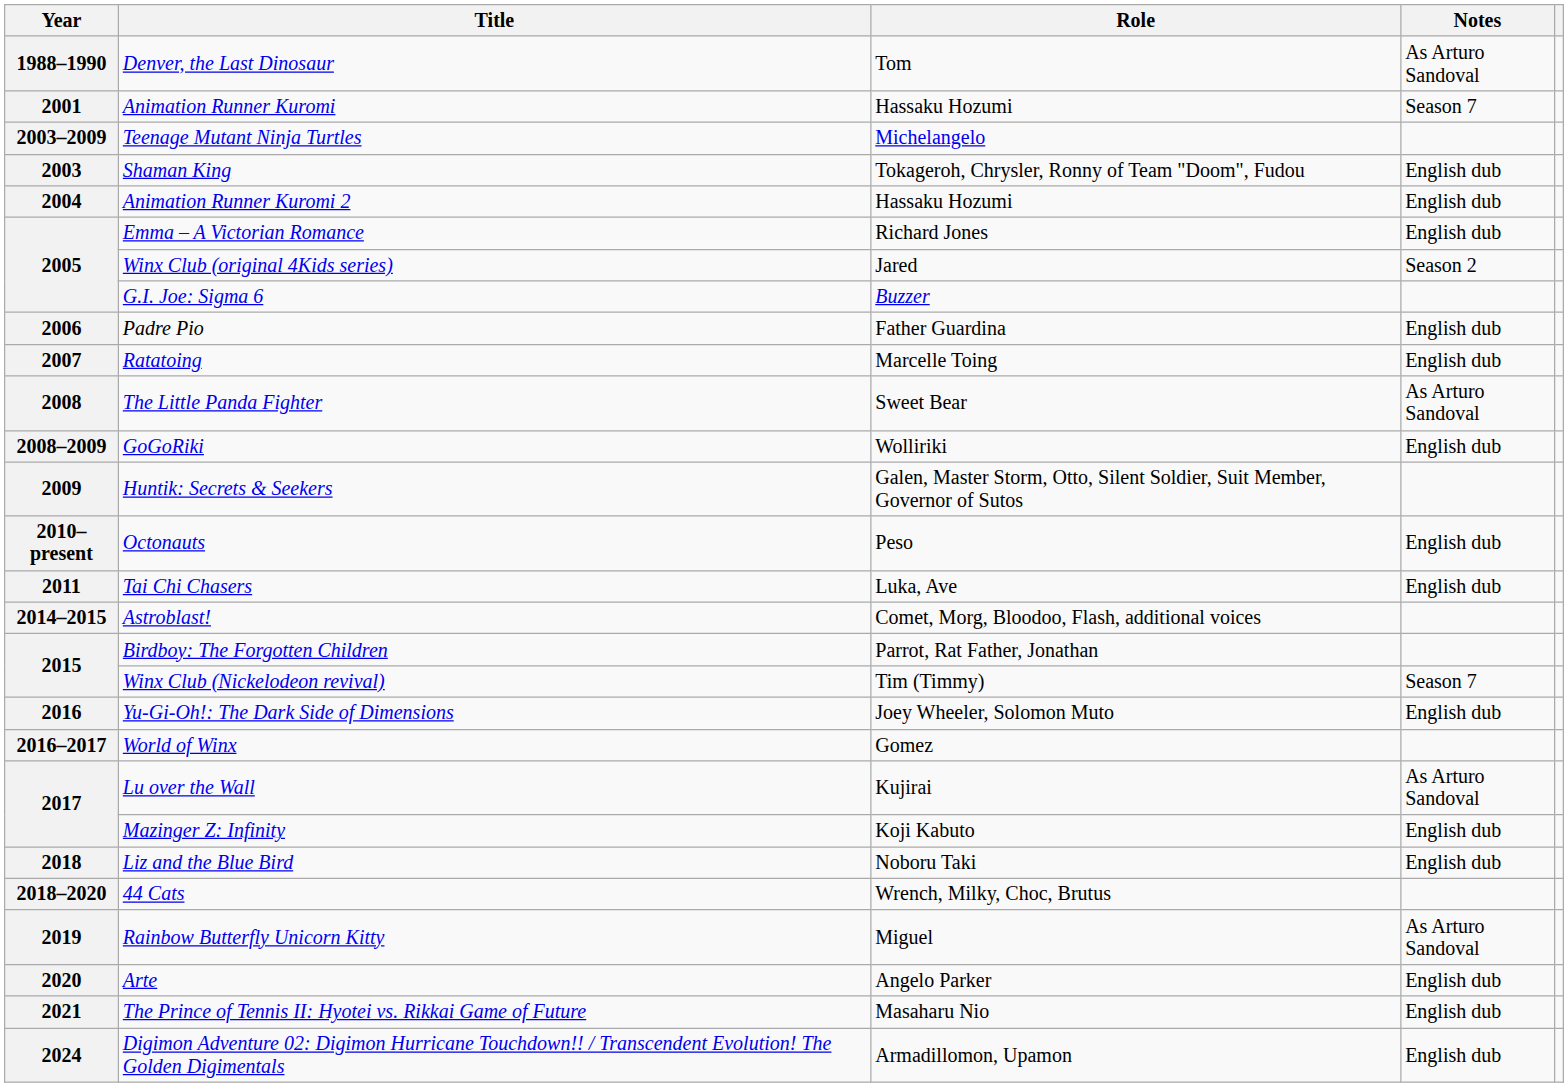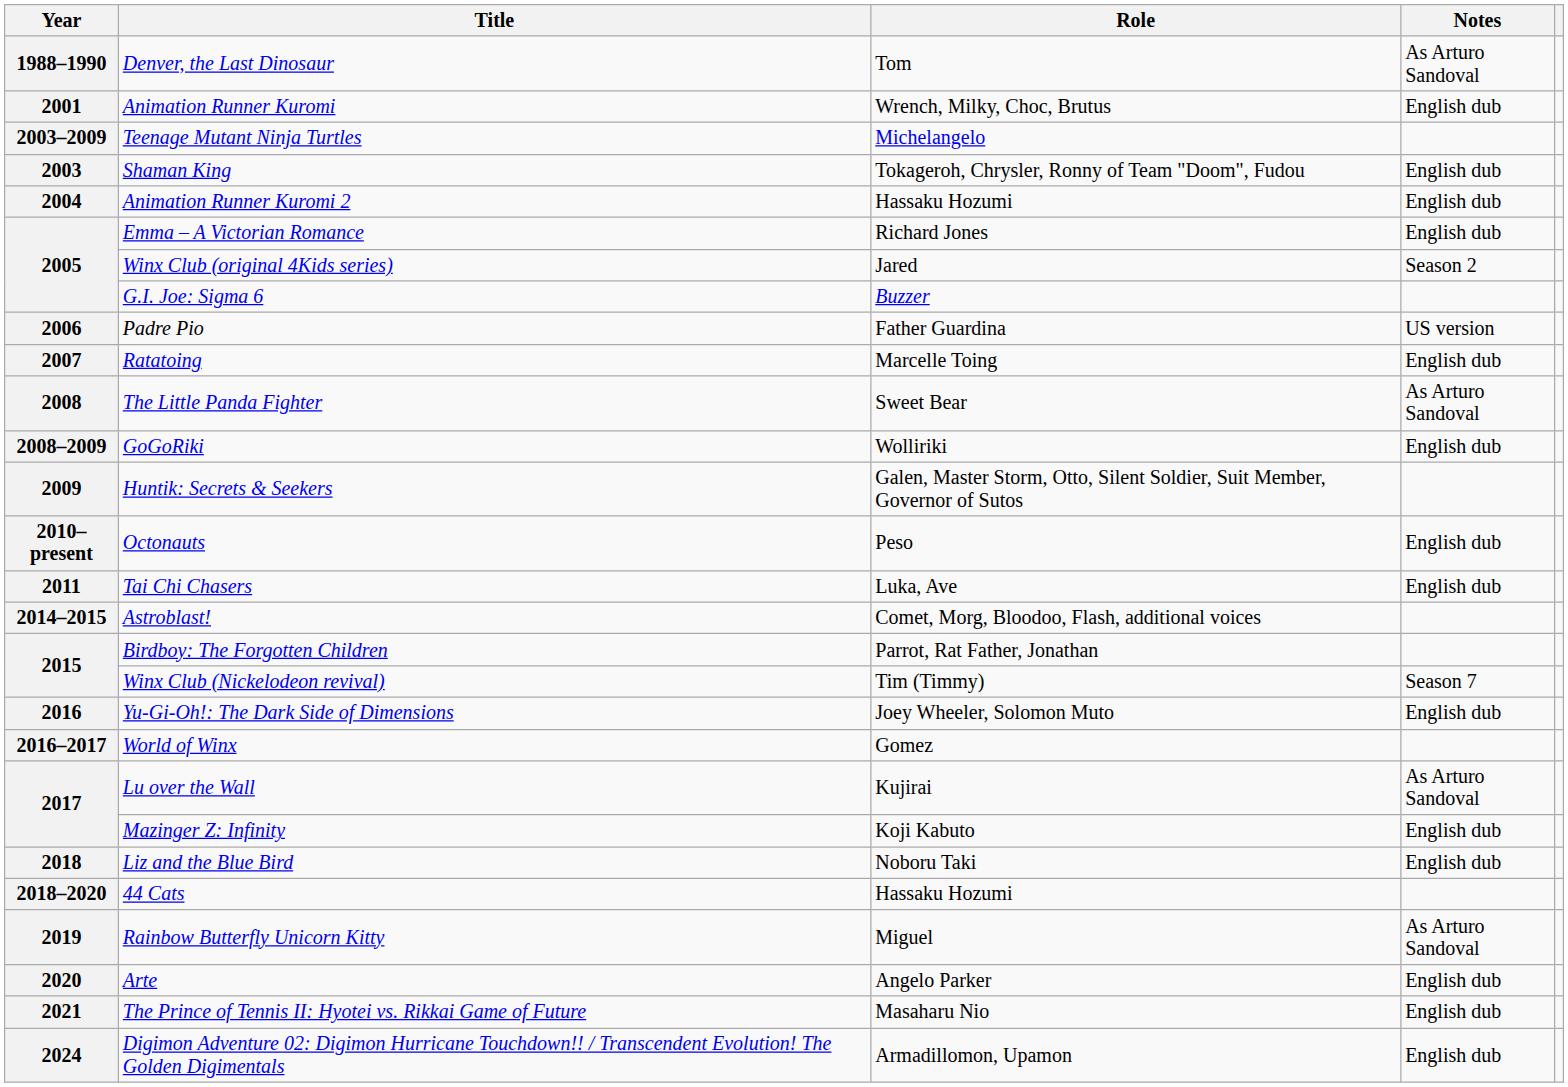(944, 106) Hassaku Hozumi -> (993, 106) Wrench, Milky, Choc, Brutus
(1441, 106) Season 7 -> (1453, 106) English dub
(1453, 328) English dub -> (1450, 328) US version
(993, 894) Wrench, Milky, Choc, Brutus -> (944, 894) Hassaku Hozumi
